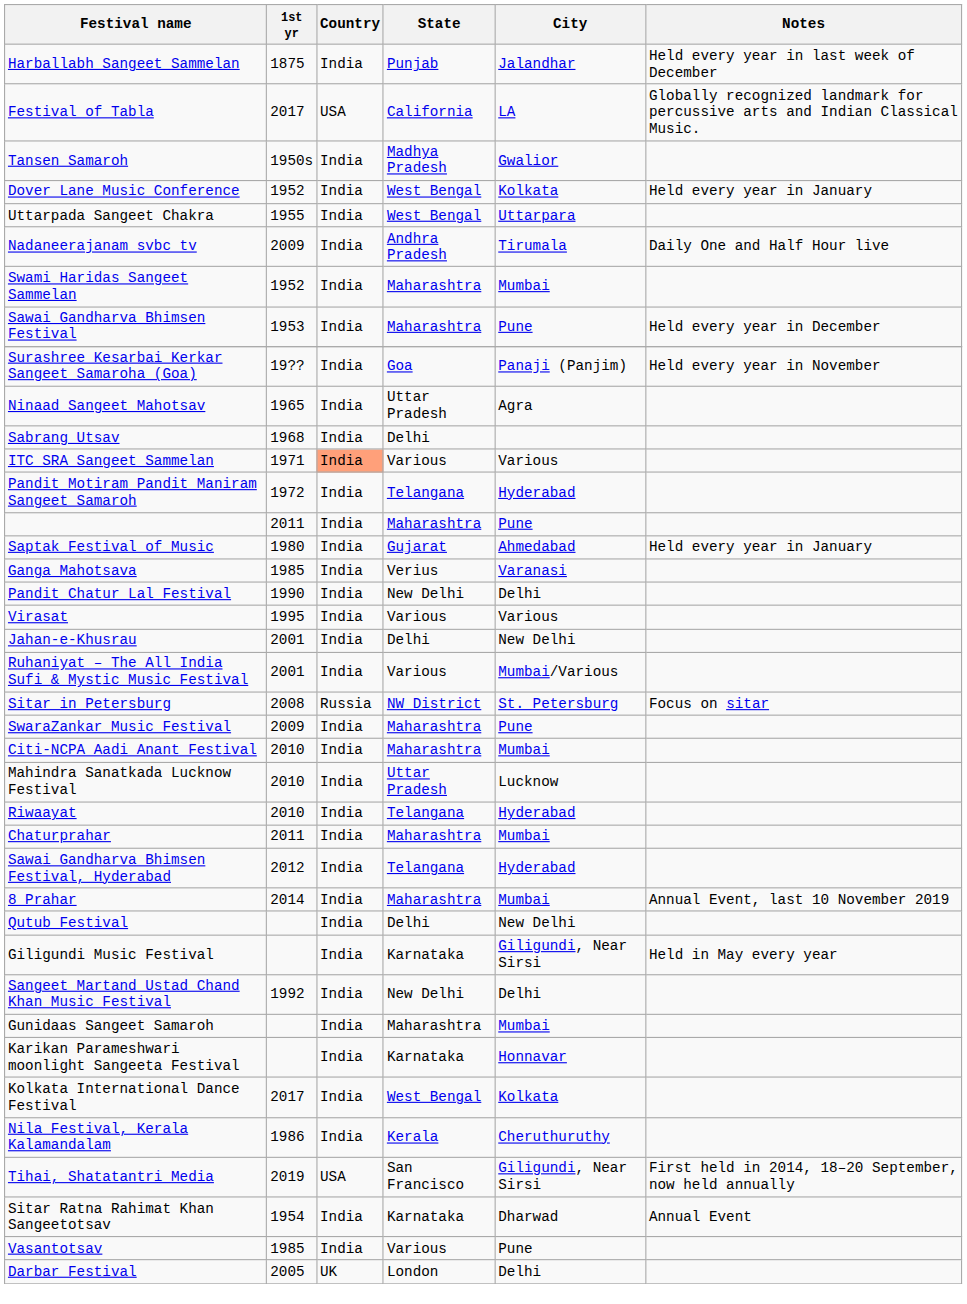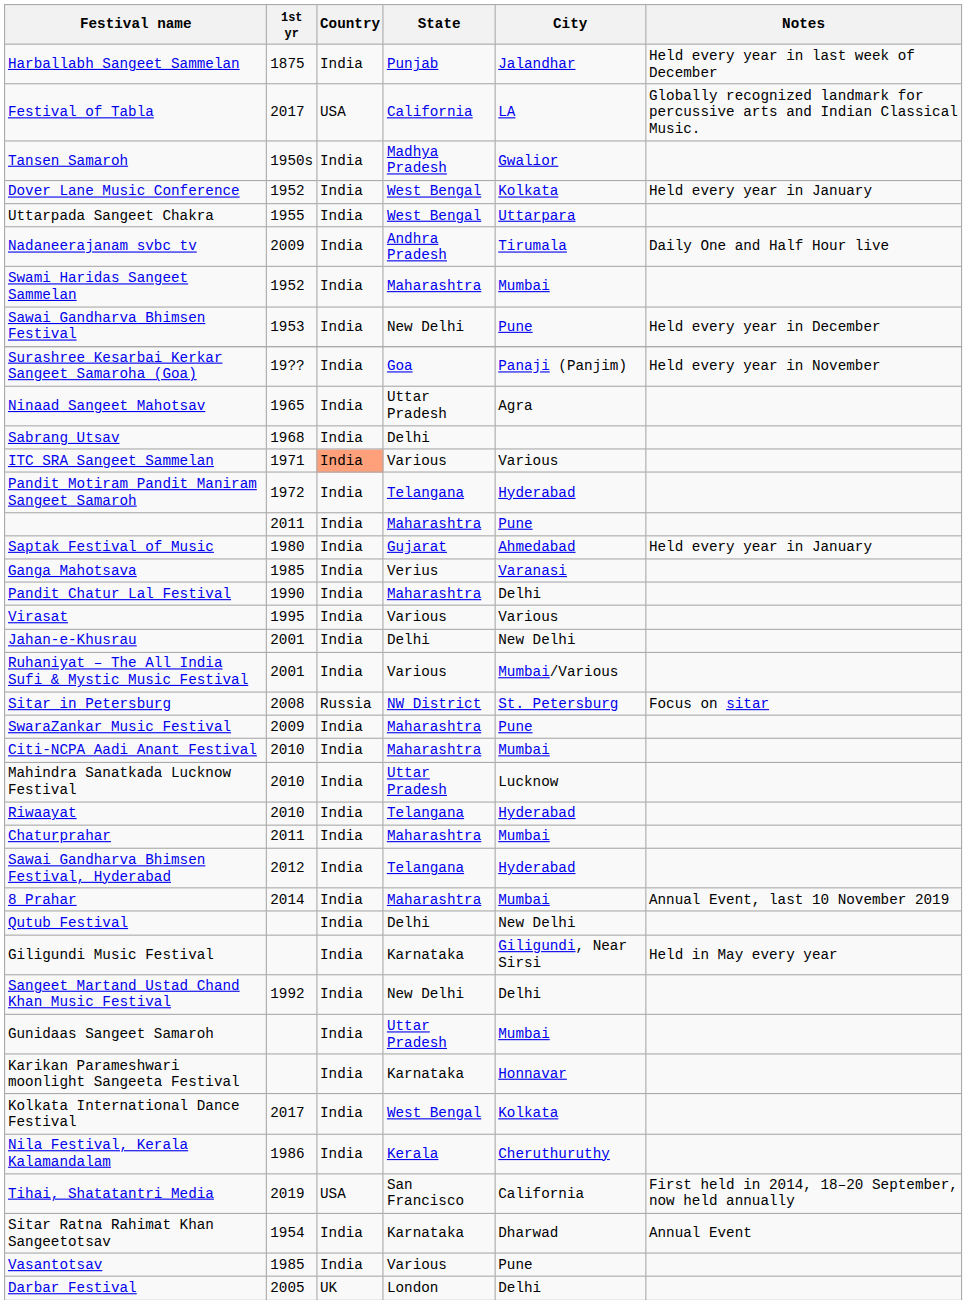(434, 326) Maharashtra -> (426, 326) New Delhi
(426, 594) New Delhi -> (434, 594) Maharashtra
(434, 1026) Maharashtra -> (417, 1034) Uttar Pradesh
(563, 1177) Giligundi, Near Sirsi -> (541, 1193) California
